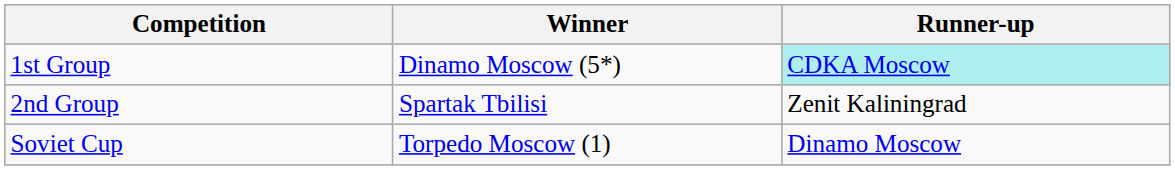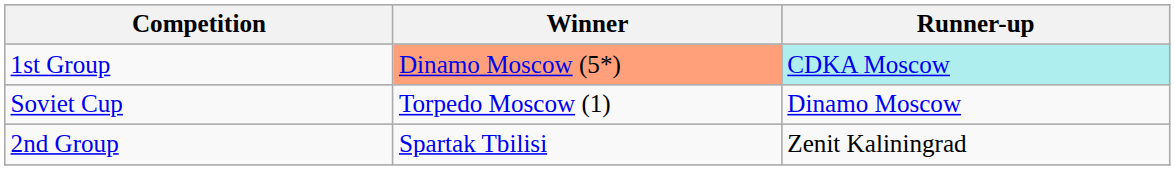(510, 64) no background -> (510, 64) lightsalmon background
rows swapped: (65, 104) <-> (67, 143)
